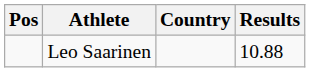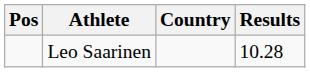(261, 50) 10.88 -> (261, 50) 10.28
